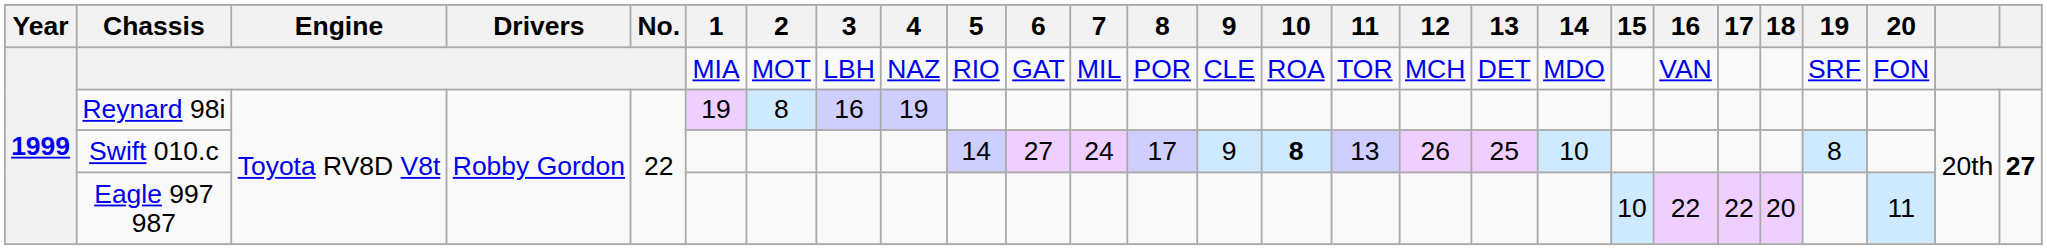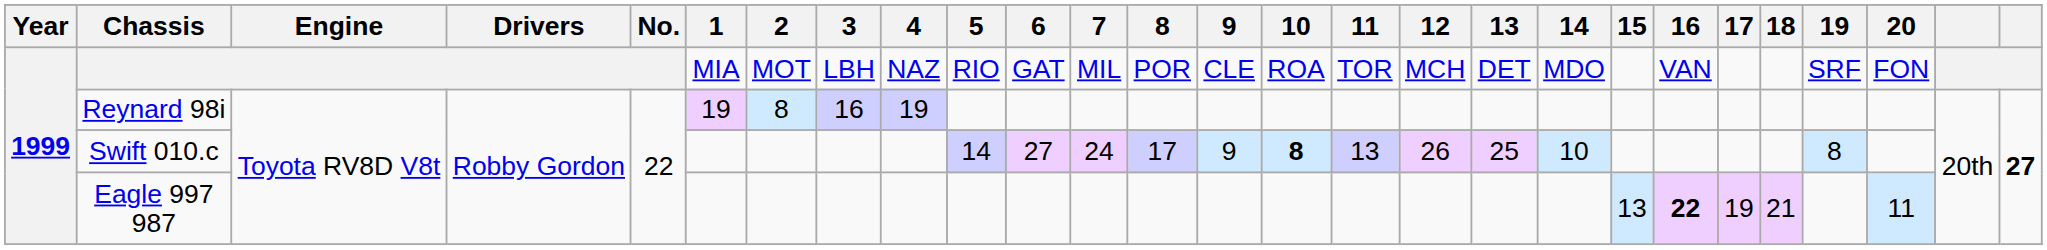(1632, 208) 10 -> (1632, 208) 13
(1685, 208) normal -> (1685, 208) bold
(1739, 208) 22 -> (1739, 208) 19
(1781, 208) 20 -> (1781, 208) 21
